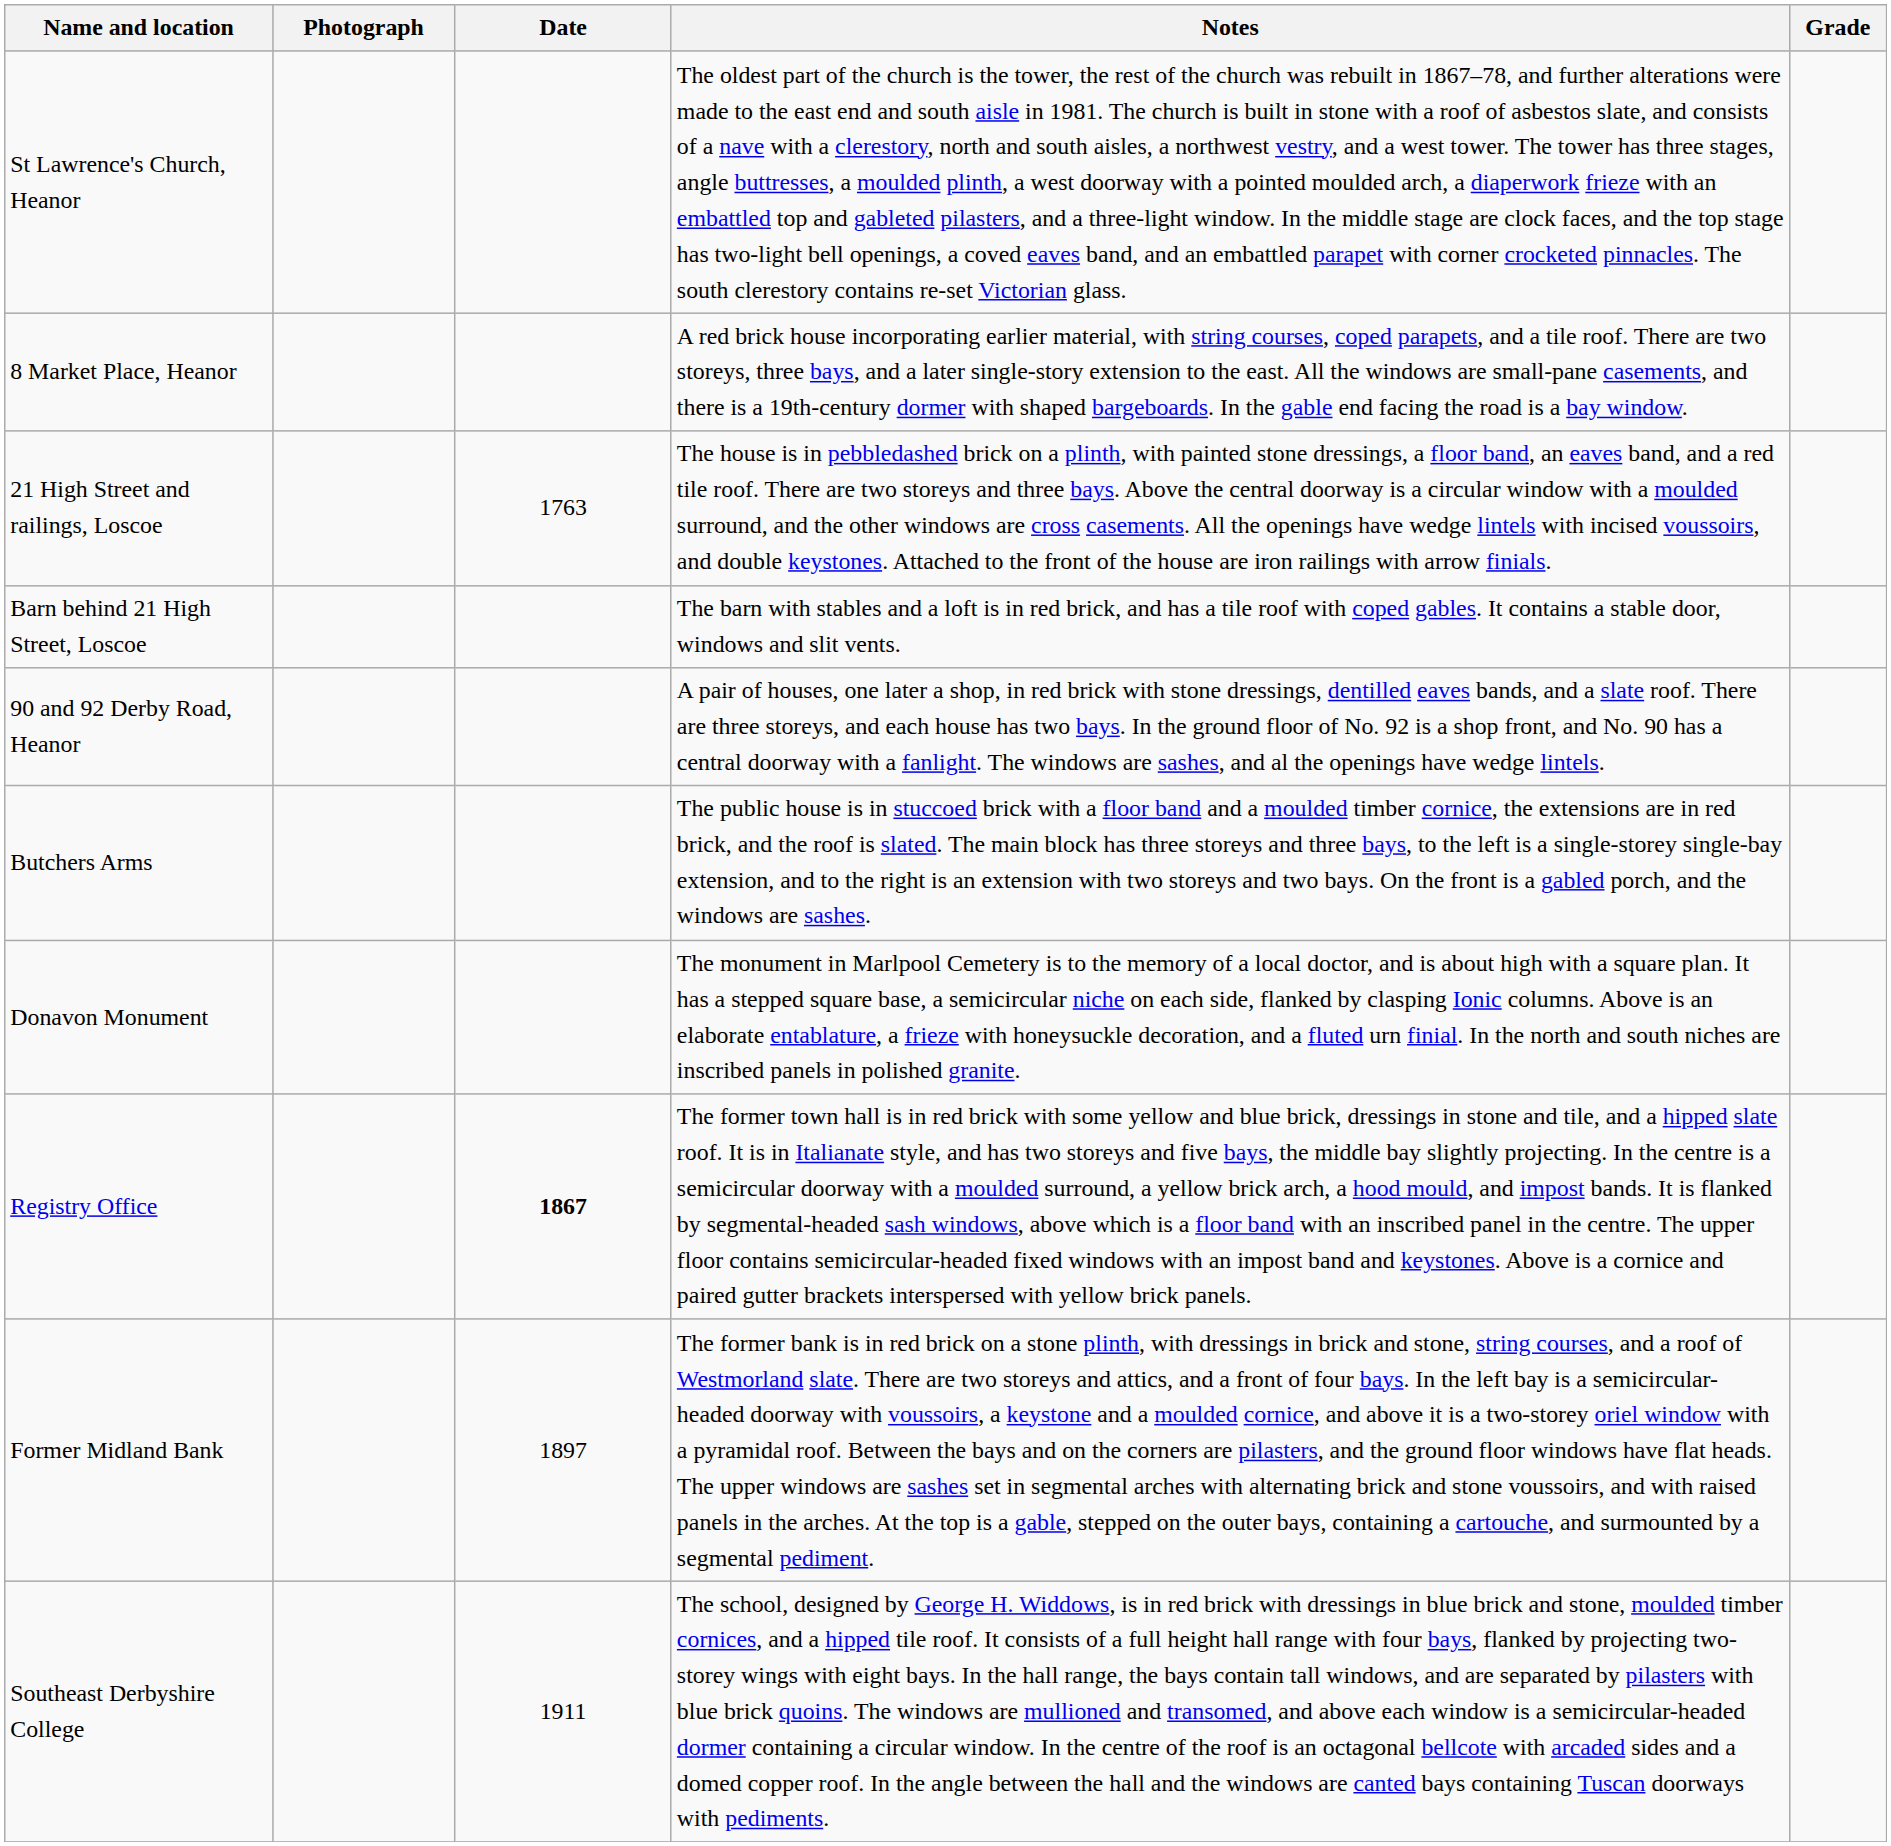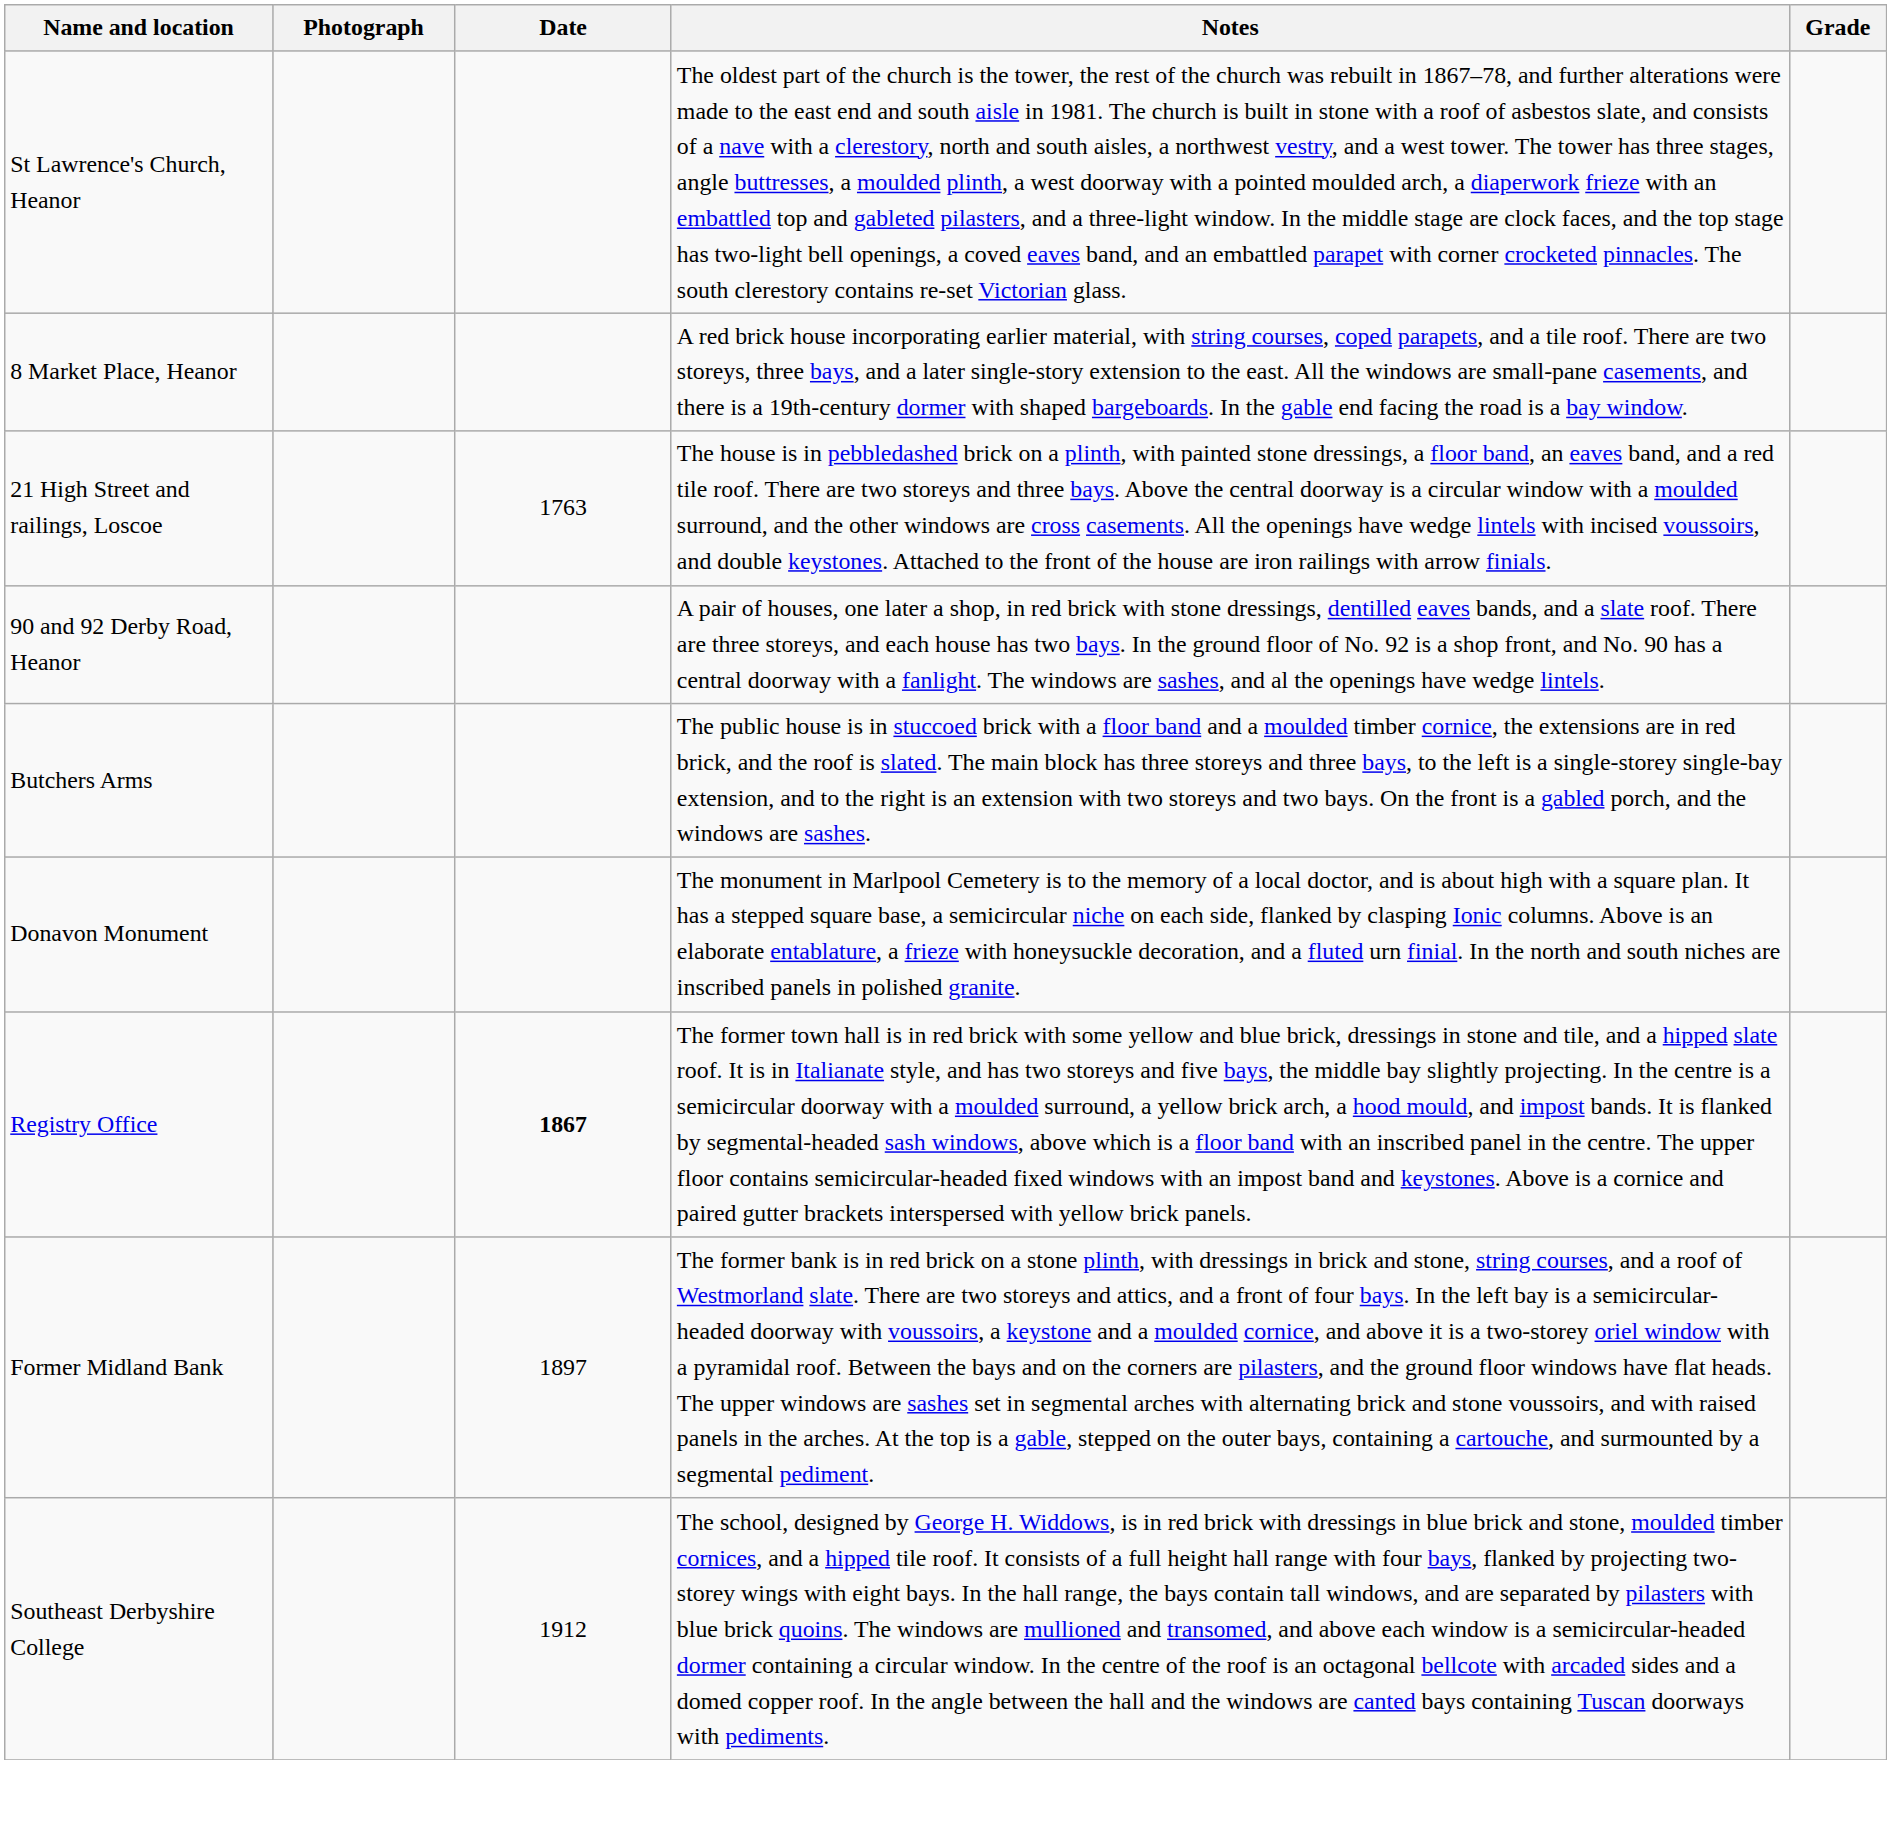- row: (111, 626)
(563, 1711) 1911 -> (563, 1628) 1912
